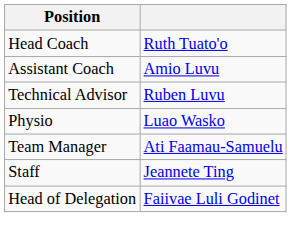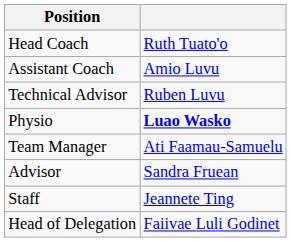(184, 120) normal -> (187, 120) bold
+ row: (35, 172)
